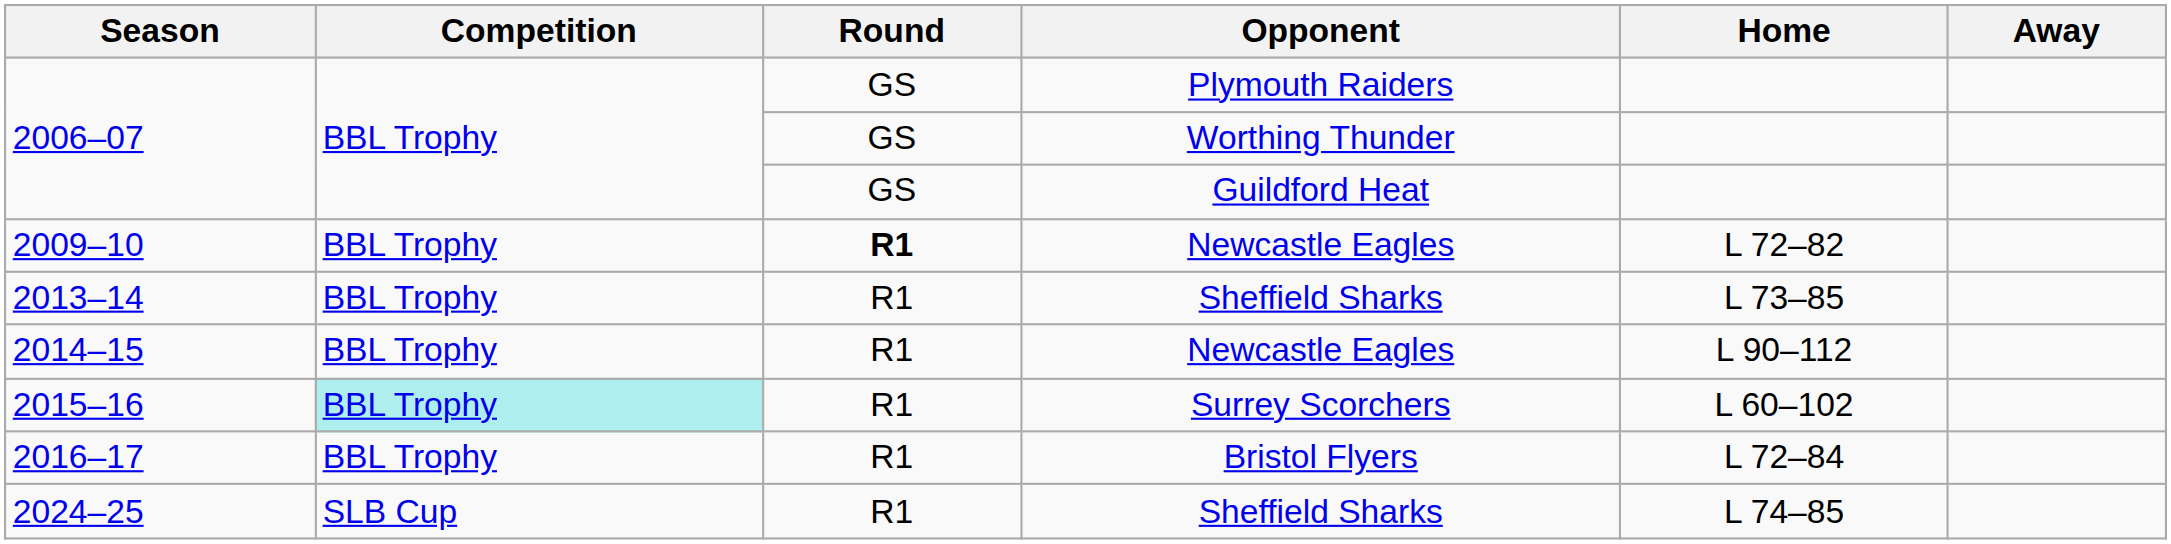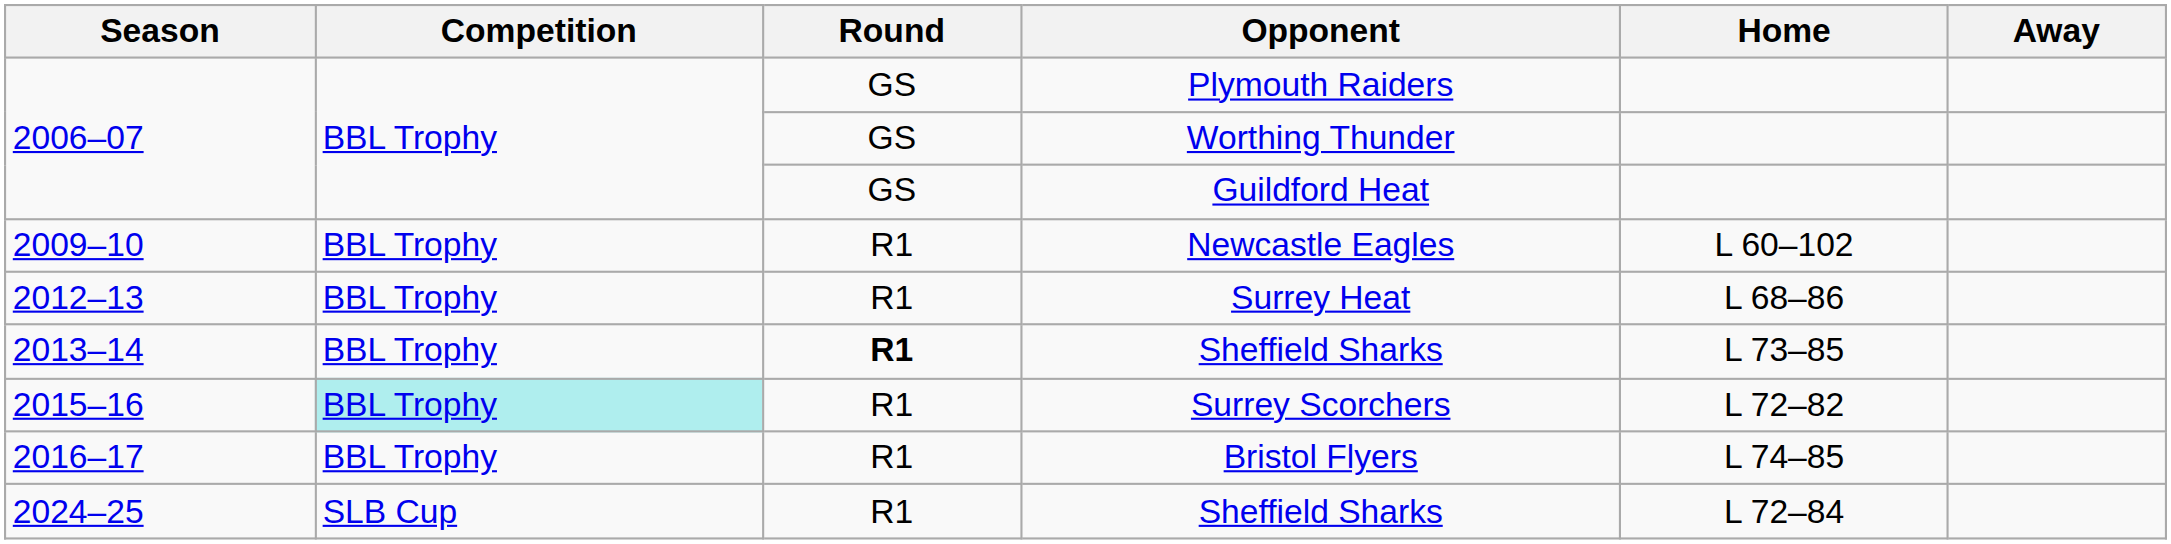(892, 244) bold -> (892, 244) normal
(1784, 244) L 72–82 -> (1784, 244) L 60–102
+ row: (78, 297)
(892, 297) normal -> (892, 350) bold
- row: (78, 350)
(1784, 404) L 60–102 -> (1784, 404) L 72–82
(1784, 457) L 72–84 -> (1784, 457) L 74–85
(1784, 510) L 74–85 -> (1784, 510) L 72–84
